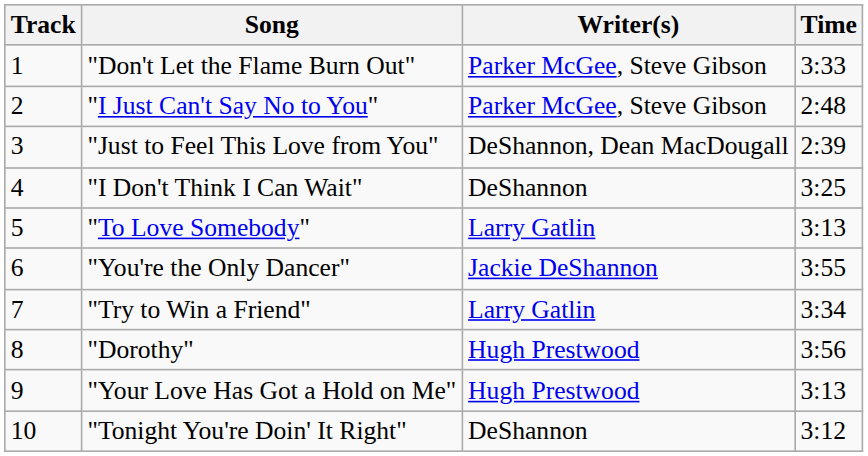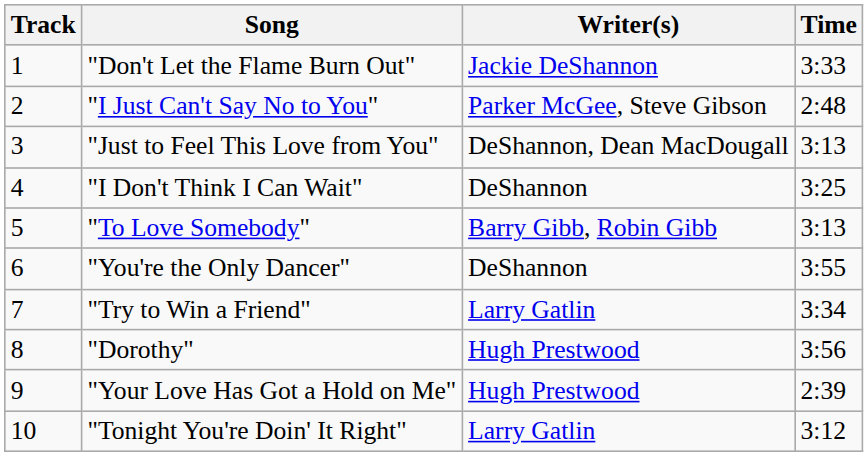(617, 65) Parker McGee, Steve Gibson -> (563, 65) Jackie DeShannon
(823, 146) 2:39 -> (823, 146) 3:13
(532, 227) Larry Gatlin -> (593, 227) Barry Gibb, Robin Gibb
(563, 268) Jackie DeShannon -> (528, 268) DeShannon
(823, 390) 3:13 -> (823, 390) 2:39
(528, 430) DeShannon -> (532, 430) Larry Gatlin
